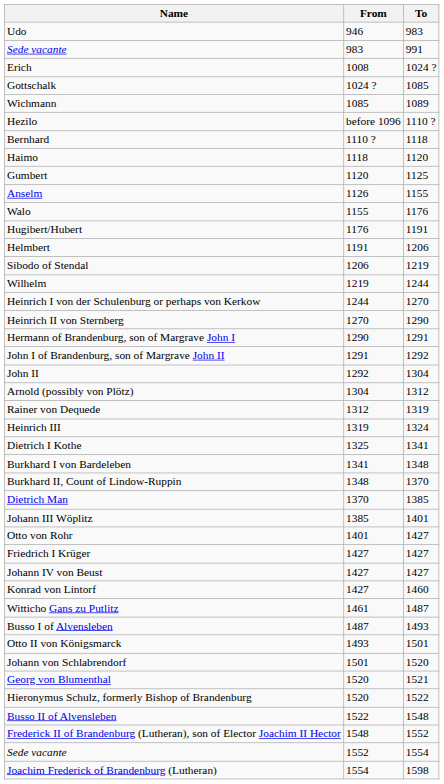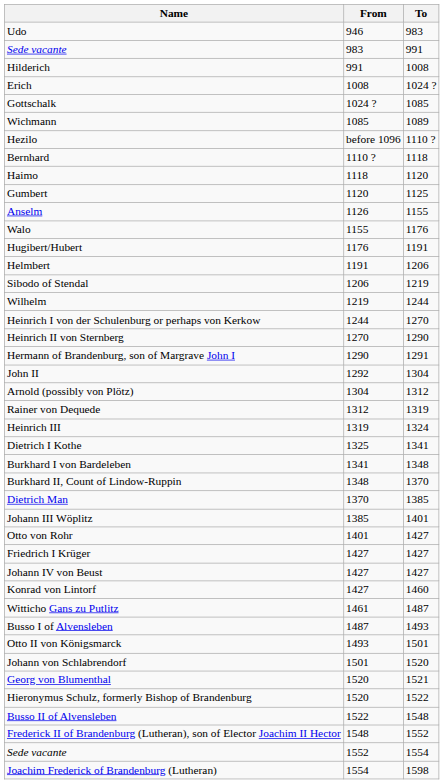+ row: (28, 67)
- row: (116, 355)
